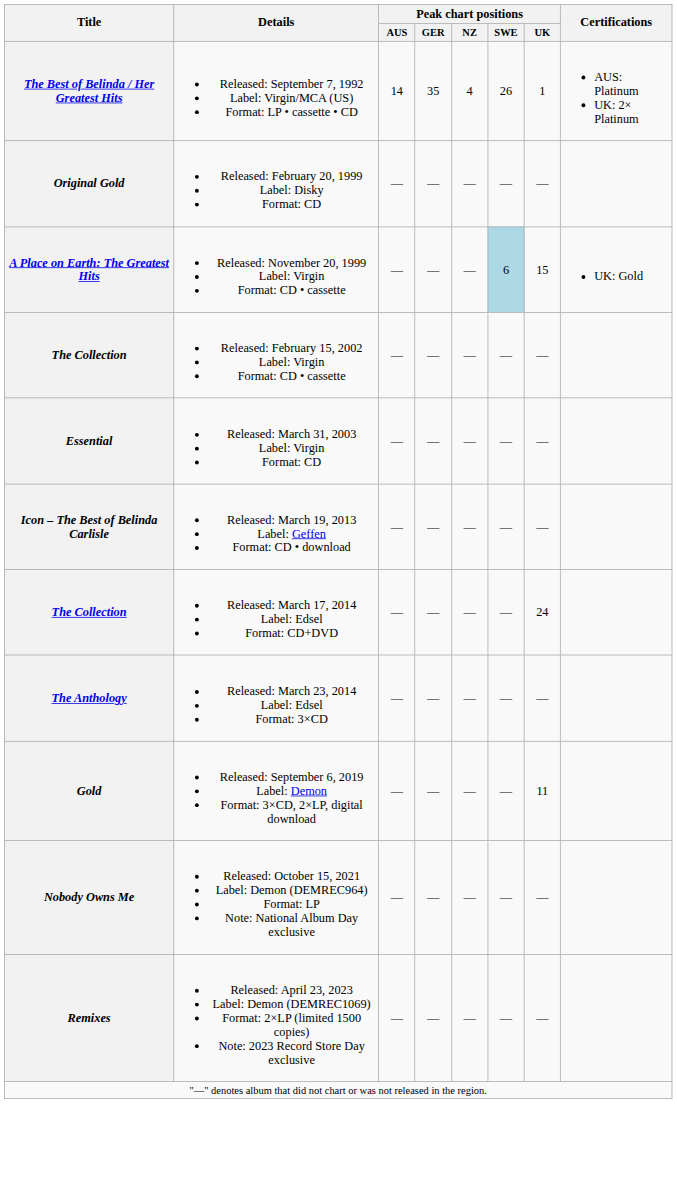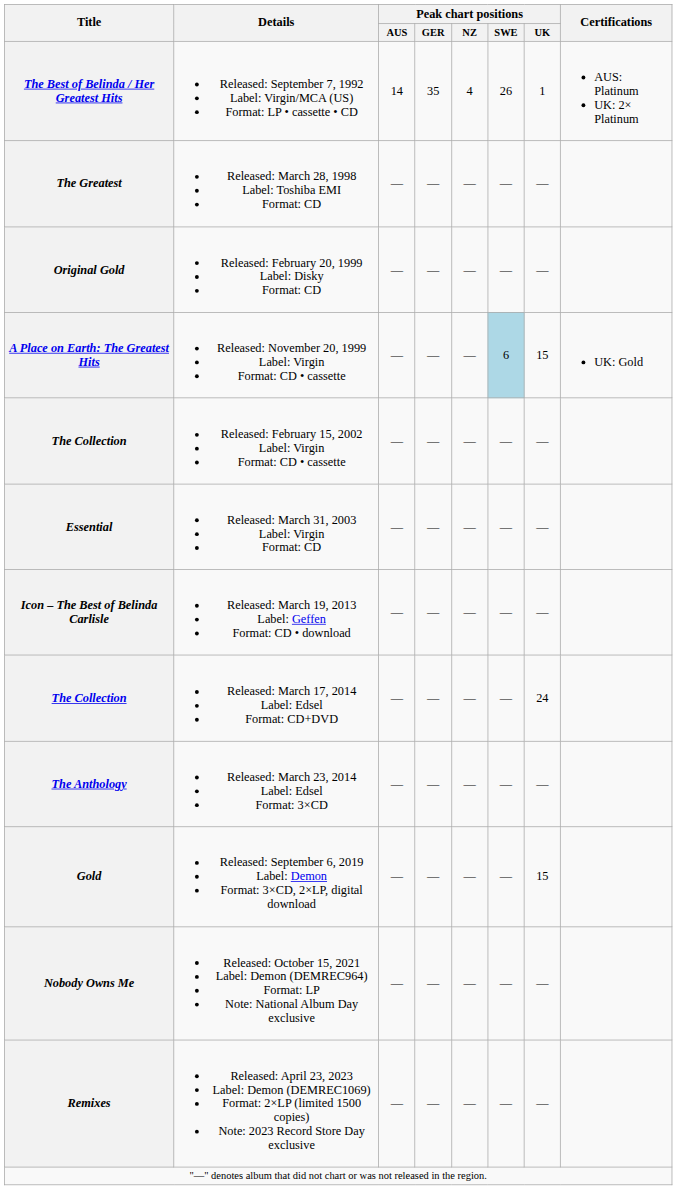+ row: (89, 183)
(542, 791) 11 -> (542, 876) 15
